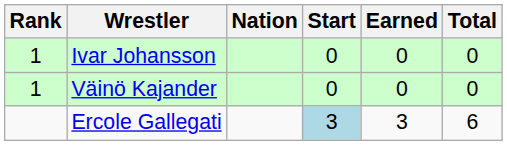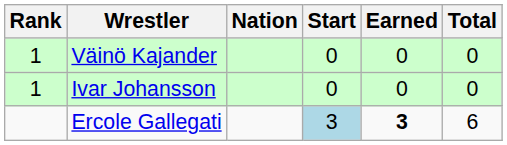rows swapped: (144, 55) <-> (144, 88)
(402, 122) normal -> (402, 122) bold
